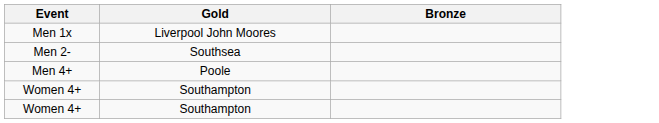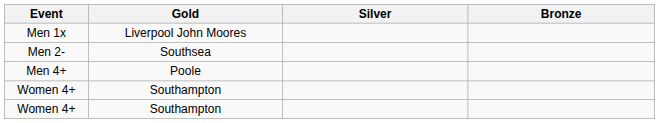+ column: (375, 14)
